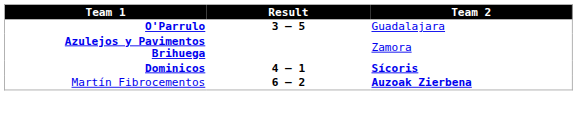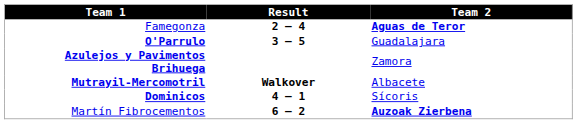+ row: (175, 26)
+ row: (138, 82)
(395, 68) bold -> (395, 97) normal
